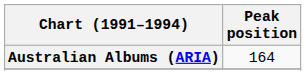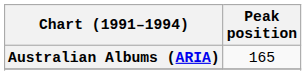(262, 57) 164 -> (262, 57) 165
